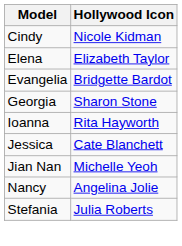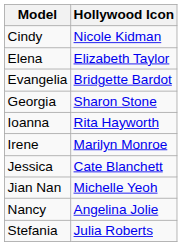+ row: (23, 144)
